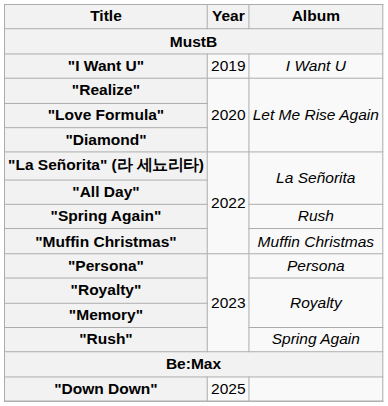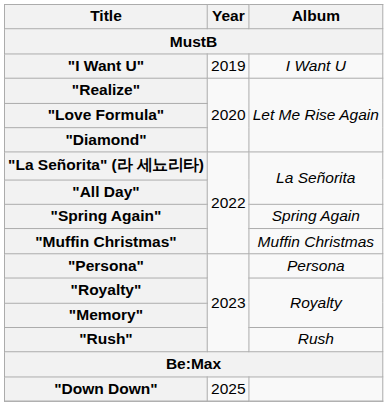(316, 216) Rush -> (316, 216) Spring Again
(316, 339) Spring Again -> (316, 339) Rush
